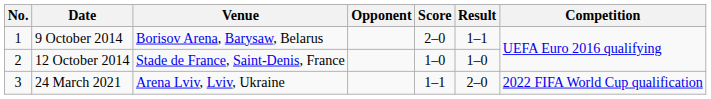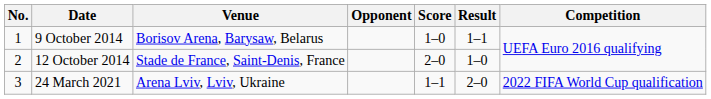(435, 37) 2–0 -> (435, 37) 1–0
(435, 60) 1–0 -> (435, 60) 2–0
